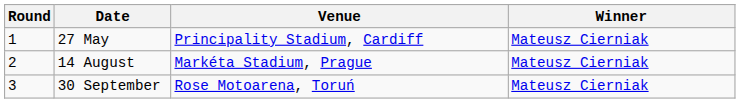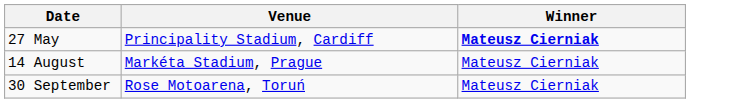- column: (29, 16)
(580, 40) normal -> (530, 40) bold
